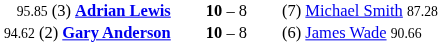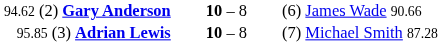rows swapped: (94, 10) <-> (87, 33)
